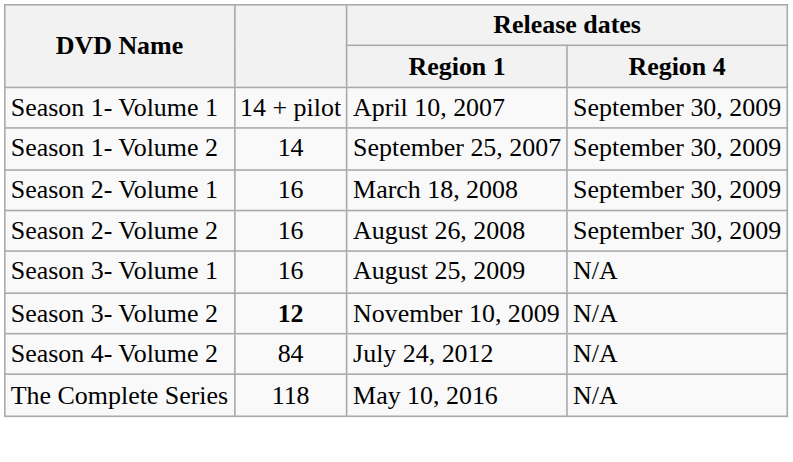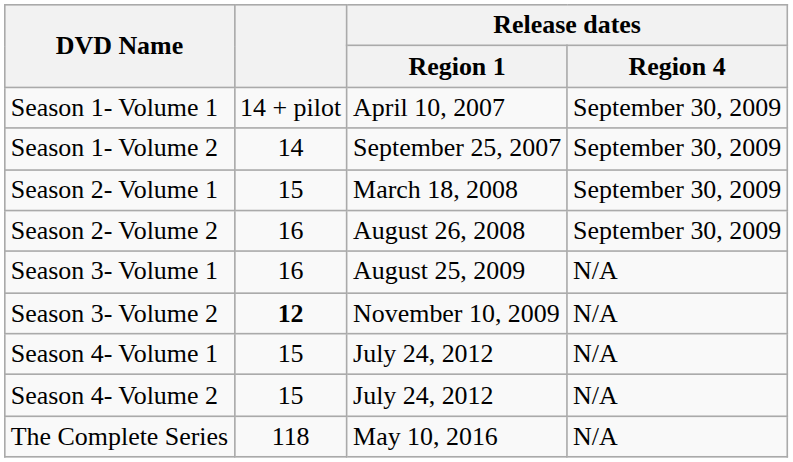(291, 189) 16 -> (291, 189) 15
+ row: (114, 353)
(291, 353) 84 -> (291, 395) 15
